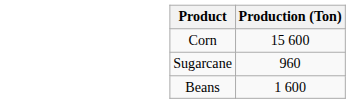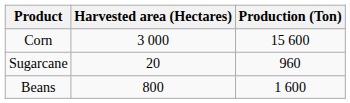+ column: (153, 17)
